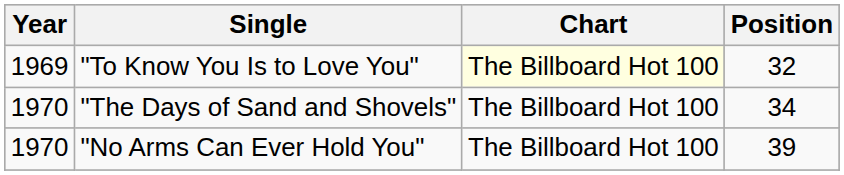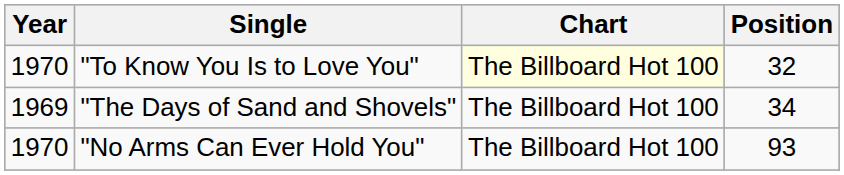(40, 66) 1969 -> (40, 66) 1970
(40, 107) 1970 -> (40, 107) 1969
(782, 148) 39 -> (782, 148) 93
